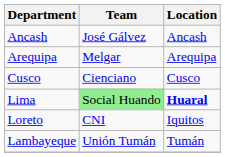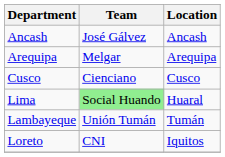(187, 99) bold -> (185, 99) normal
rows swapped: (42, 141) <-> (25, 120)
